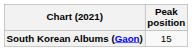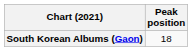(166, 38) 15 -> (166, 38) 18
